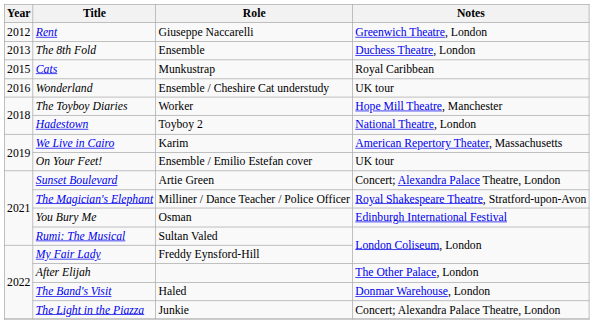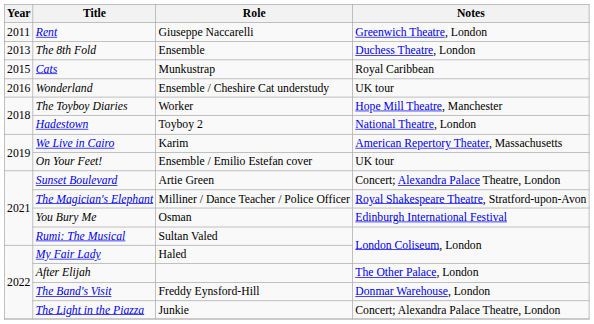(19, 32) 2012 -> (19, 32) 2011
(209, 254) Freddy Eynsford-Hill -> (172, 254) Haled
(172, 291) Haled -> (209, 291) Freddy Eynsford-Hill
